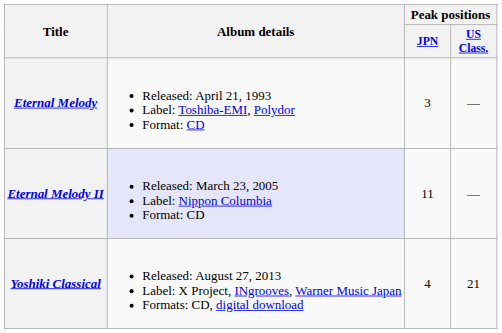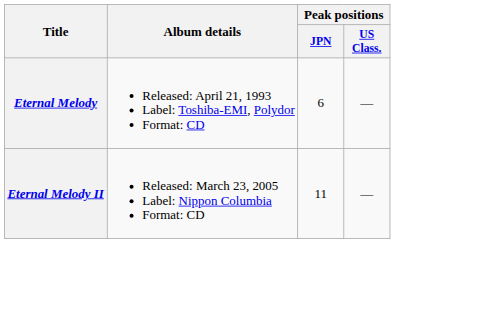(428, 103) 3 -> (321, 103) 6
(256, 201) lavender background -> (202, 201) no background
- row: (56, 283)
